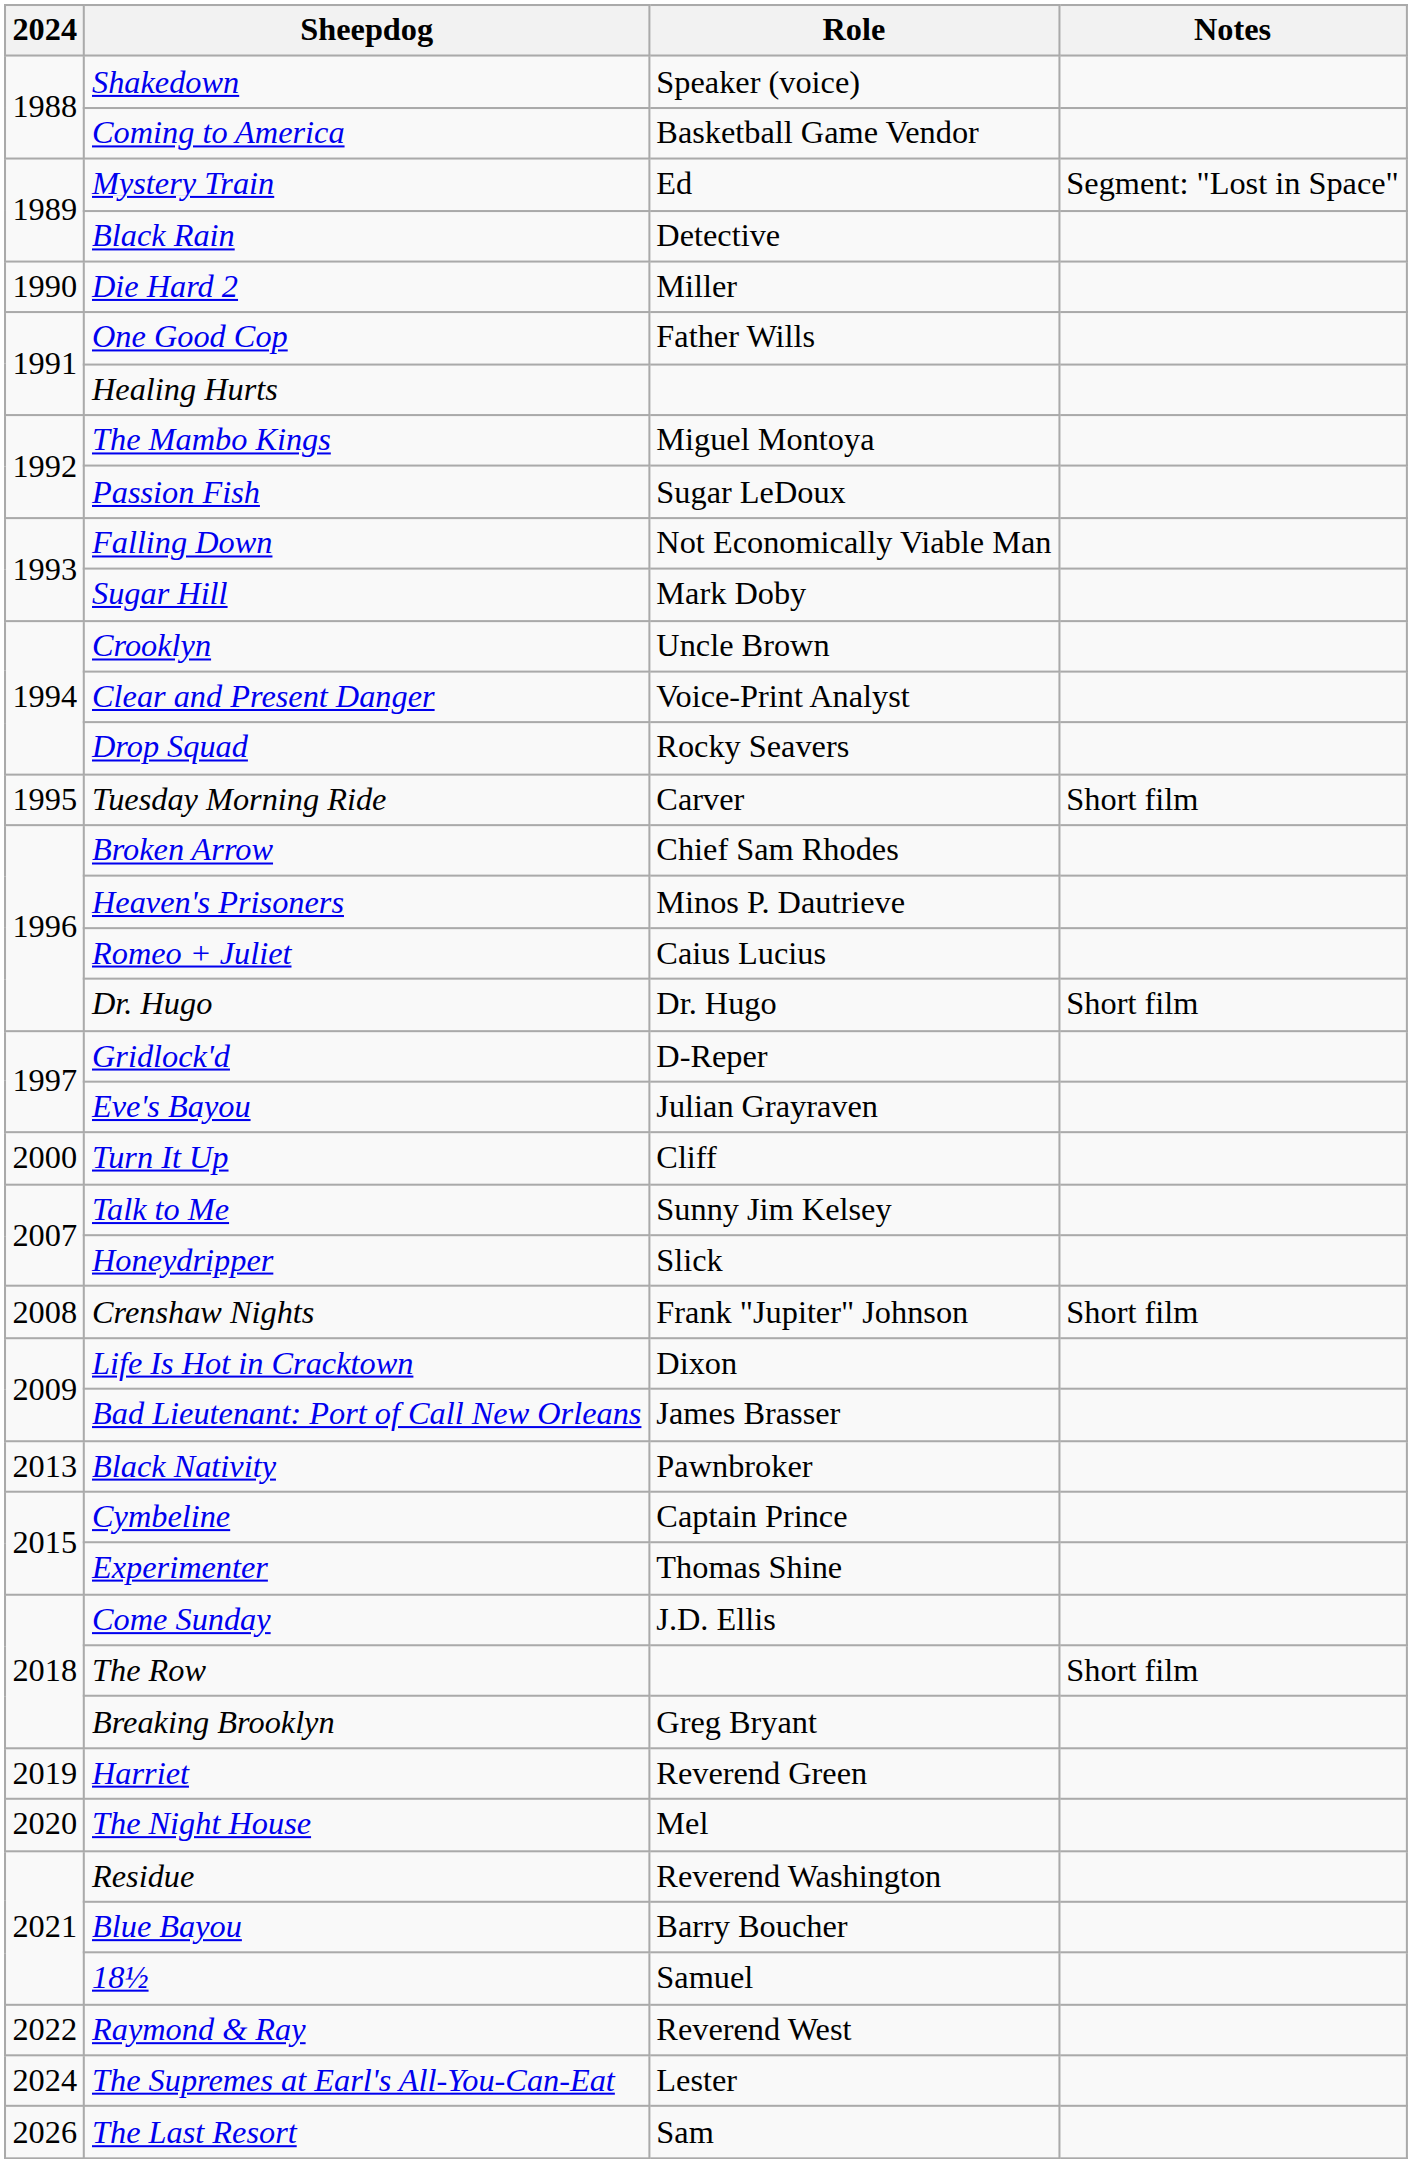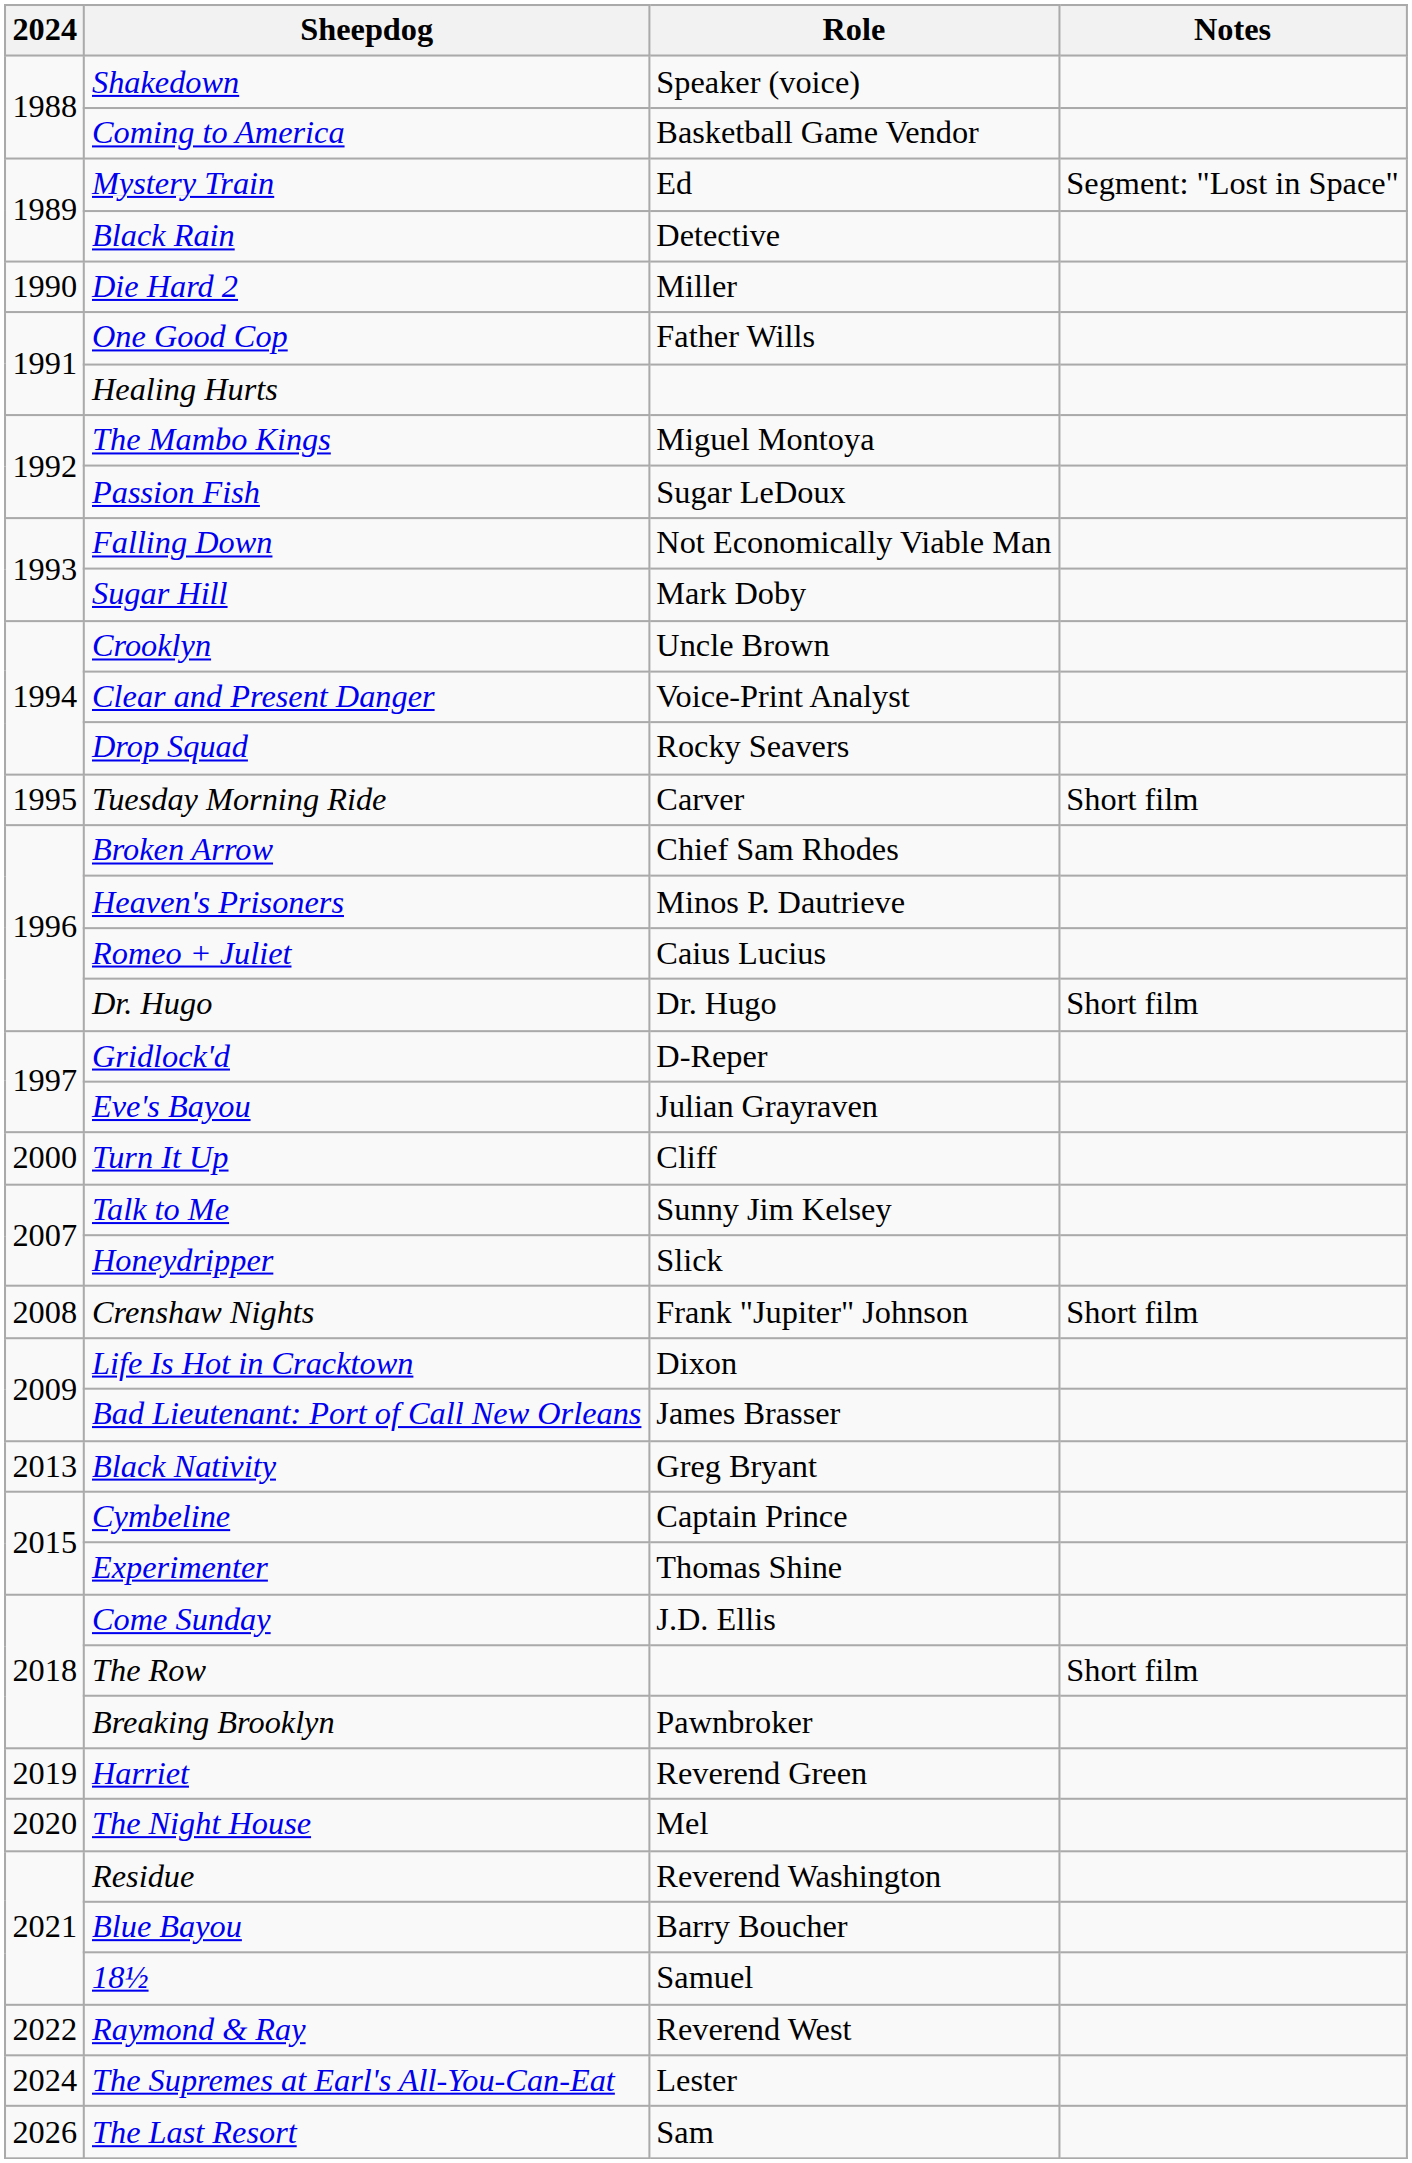(734, 1465) Pawnbroker -> (737, 1465) Greg Bryant
(737, 1721) Greg Bryant -> (734, 1721) Pawnbroker
